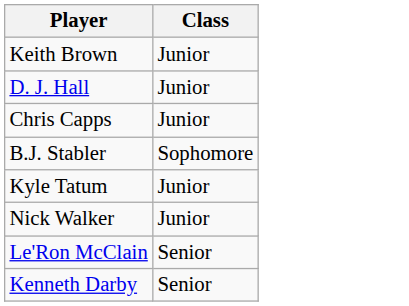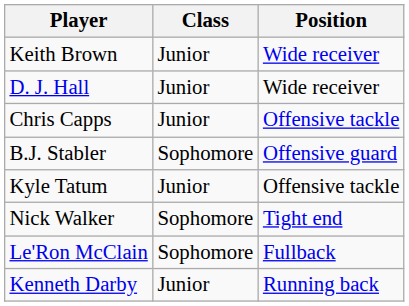+ column: (331, 20)
(183, 218) Junior -> (205, 218) Sophomore
(185, 251) Senior -> (205, 251) Sophomore
(185, 284) Senior -> (183, 284) Junior
